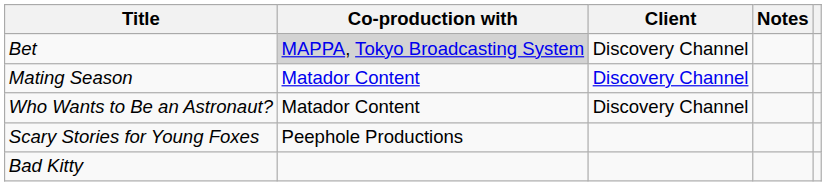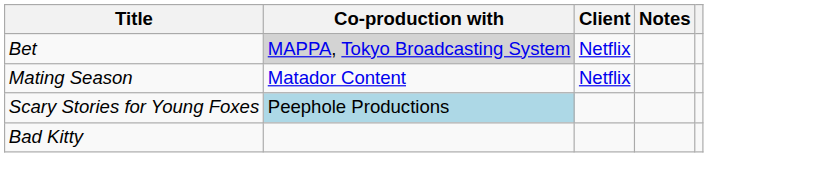(671, 48) Discovery Channel -> (605, 48) Netflix
(671, 78) Discovery Channel -> (605, 78) Netflix
- row: (141, 107)
(372, 136) no background -> (359, 107) lightblue background
